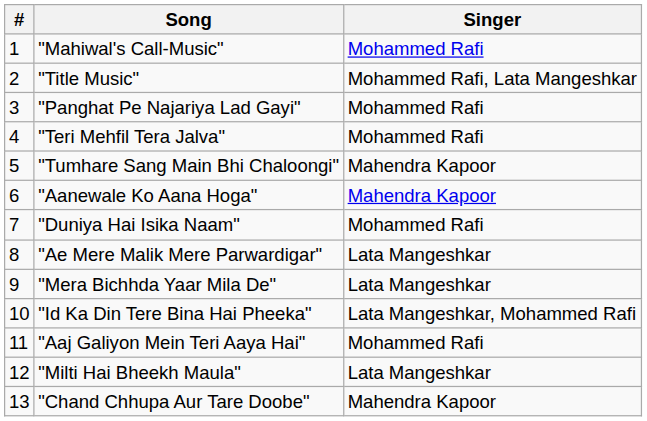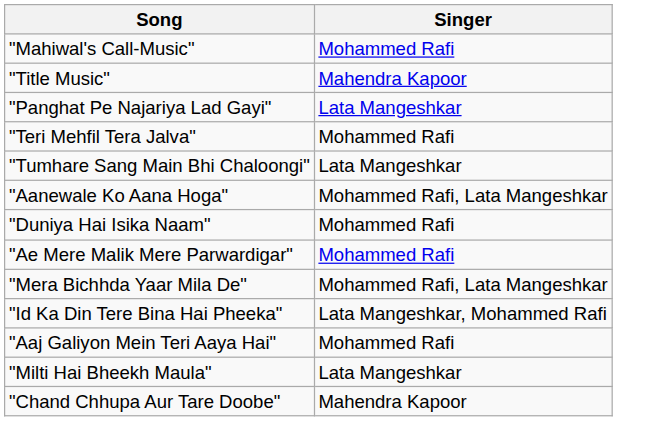- column: (19, 19)
(492, 78) Mohammed Rafi, Lata Mangeshkar -> (393, 78) Mahendra Kapoor
(416, 108) Mohammed Rafi -> (390, 108) Lata Mangeshkar
(422, 166) Mahendra Kapoor -> (390, 166) Lata Mangeshkar
(422, 196) Mahendra Kapoor -> (463, 196) Mohammed Rafi, Lata Mangeshkar
(419, 254) Lata Mangeshkar -> (386, 254) Mohammed Rafi
(419, 284) Lata Mangeshkar -> (463, 284) Mohammed Rafi, Lata Mangeshkar
